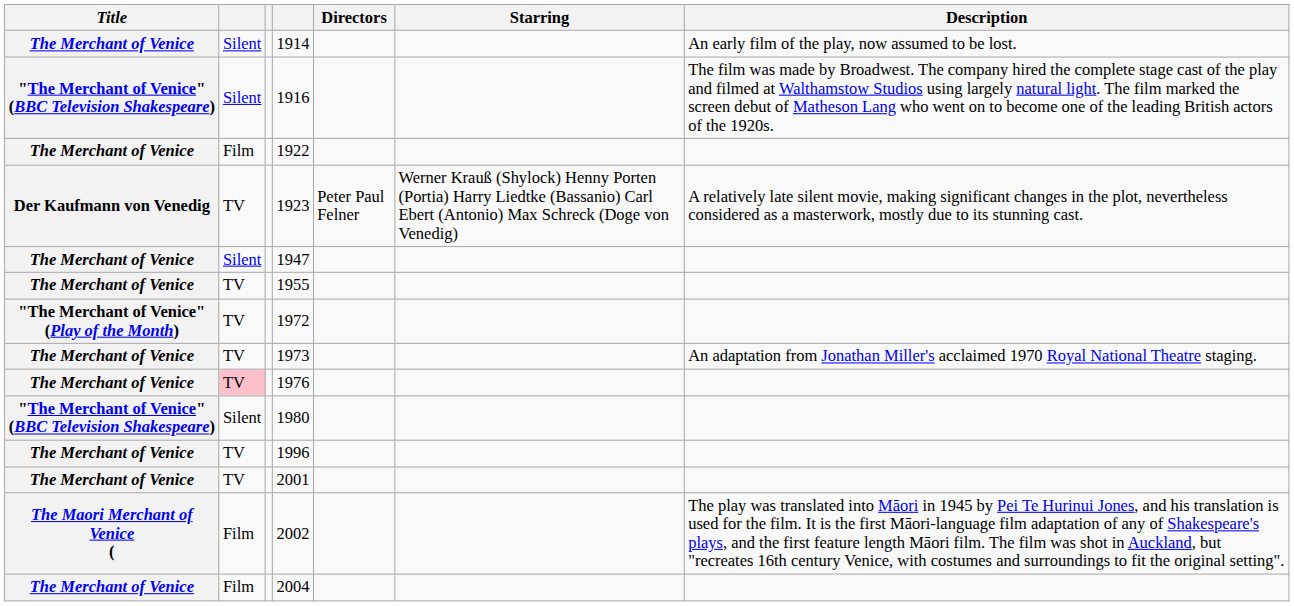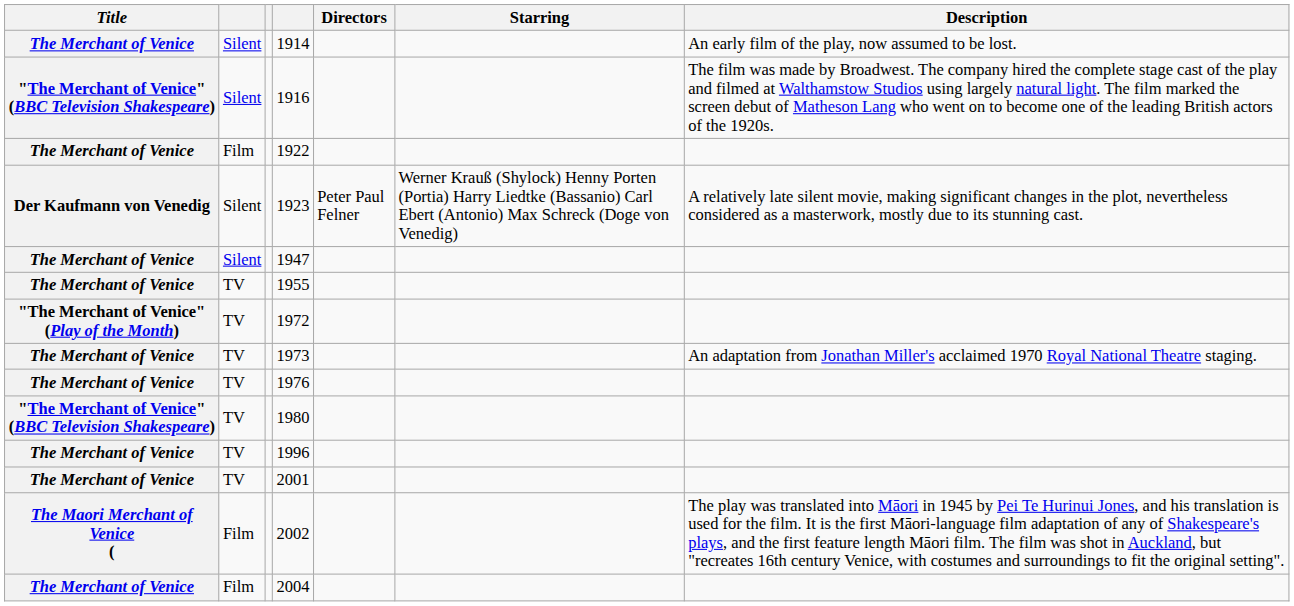(234, 205) TV -> (242, 205) Silent
(234, 382) pink background -> (234, 382) no background
(242, 417) Silent -> (234, 417) TV
